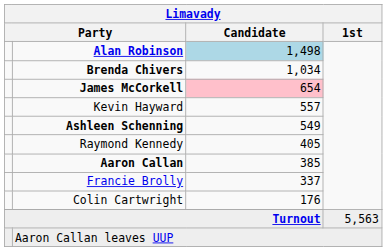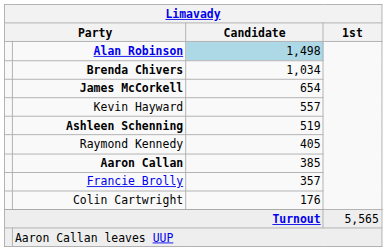(310, 88) pink background -> (310, 88) no background
(310, 126) 549 -> (310, 126) 519
(310, 182) 337 -> (310, 182) 357
(362, 219) 5,563 -> (362, 219) 5,565
